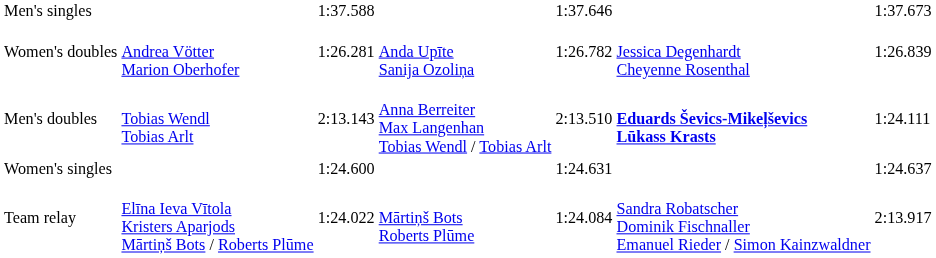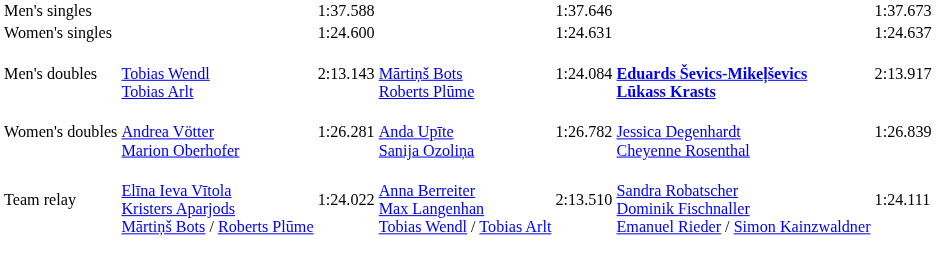rows swapped: (58, 168) <-> (61, 51)
(465, 128) Anna Berreiter Max Langenhan Tobias Wendl / Tobias Arlt -> (427, 82) Mārtiņš Bots Roberts Plūme
(584, 119) 2:13.510 -> (584, 73) 1:24.084
(902, 119) 1:24.111 -> (903, 73) 2:13.917
(427, 227) Mārtiņš Bots Roberts Plūme -> (465, 209) Anna Berreiter Max Langenhan Tobias Wendl / Tobias Arlt
(584, 218) 1:24.084 -> (584, 199) 2:13.510
(903, 218) 2:13.917 -> (902, 199) 1:24.111
